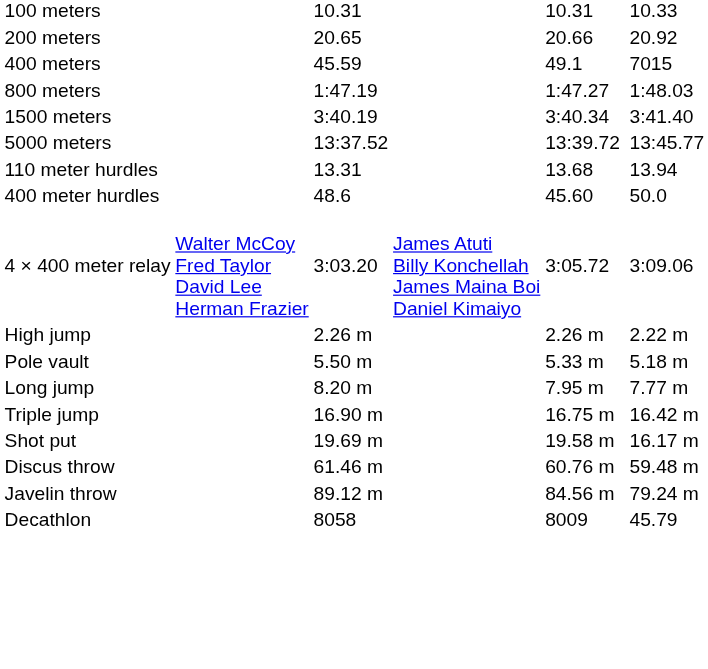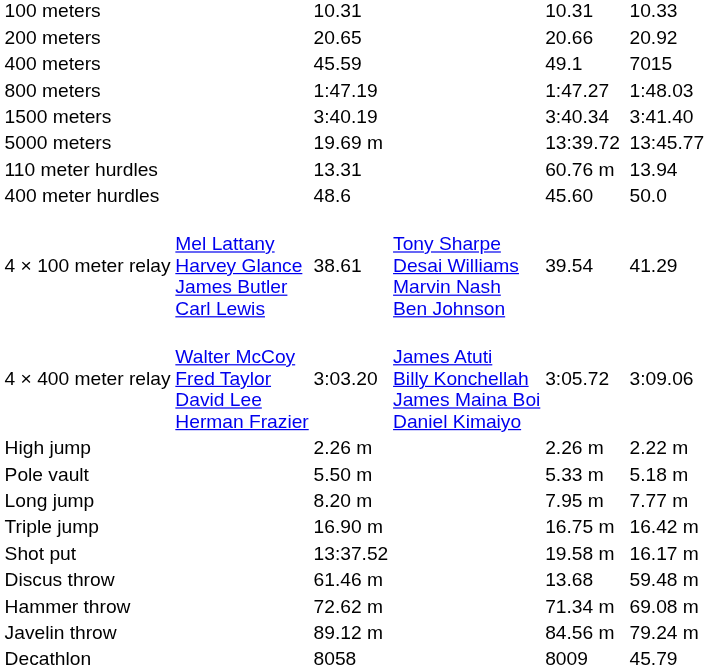(351, 143) 13:37.52 -> (348, 143) 19.69 m
(569, 169) 13.68 -> (580, 169) 60.76 m
+ row: (88, 265)
(348, 440) 19.69 m -> (351, 553) 13:37.52
(580, 467) 60.76 m -> (569, 580) 13.68
+ row: (68, 606)
